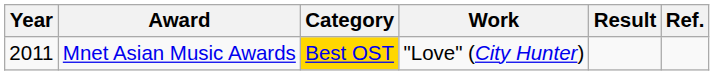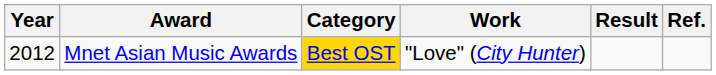(31, 53) 2011 -> (32, 53) 2012
